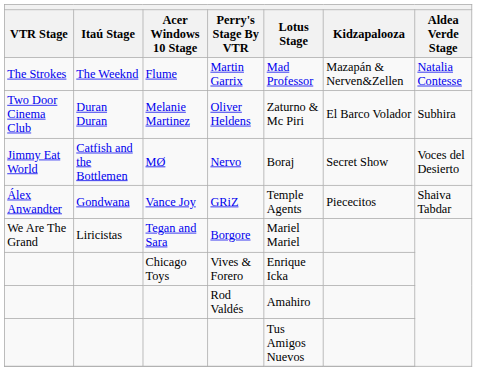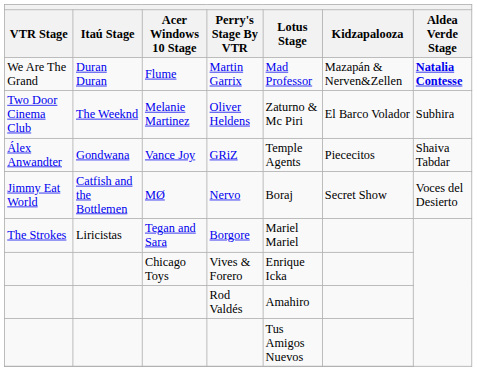(37, 74) The Strokes -> (37, 74) We Are The Grand
(107, 74) The Weeknd -> (91, 74) Duran Duran
(440, 74) normal -> (439, 74) bold
(92, 114) Duran Duran -> (107, 114) The Weeknd
rows swapped: (155, 161) <-> (171, 202)
(37, 235) We Are The Grand -> (37, 235) The Strokes
